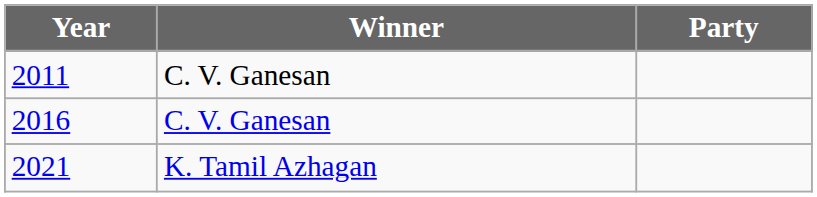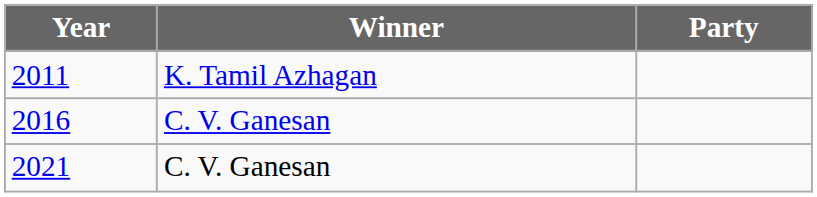(247, 74) C. V. Ganesan -> (270, 74) K. Tamil Azhagan
(270, 167) K. Tamil Azhagan -> (247, 167) C. V. Ganesan
